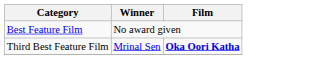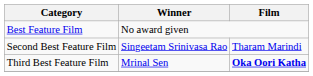+ row: (61, 46)
